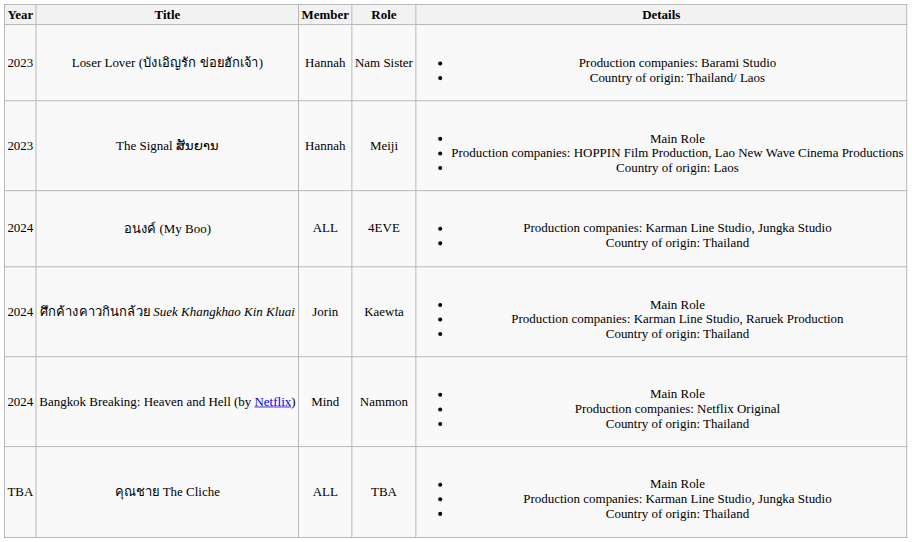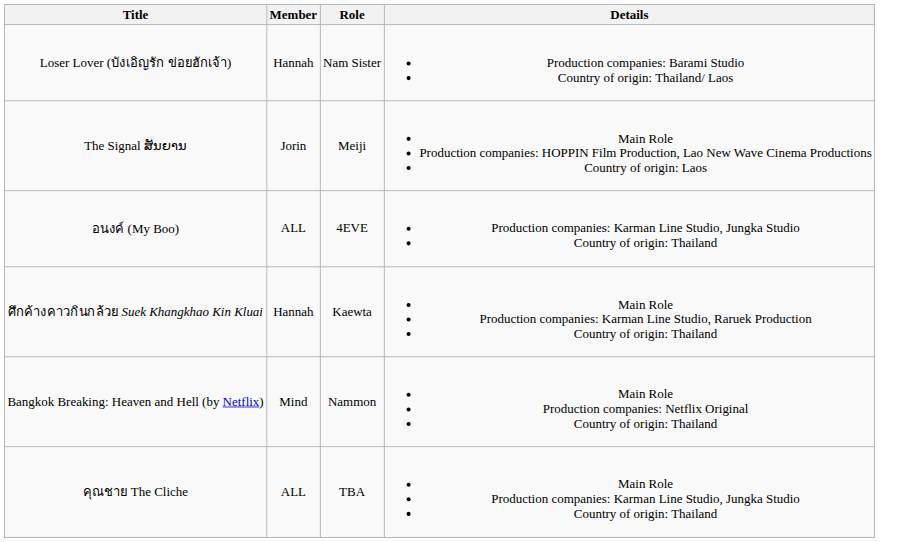- column: (20, 14)
(325, 145) Hannah -> (293, 145) Jorin
(325, 311) Jorin -> (293, 311) Hannah
